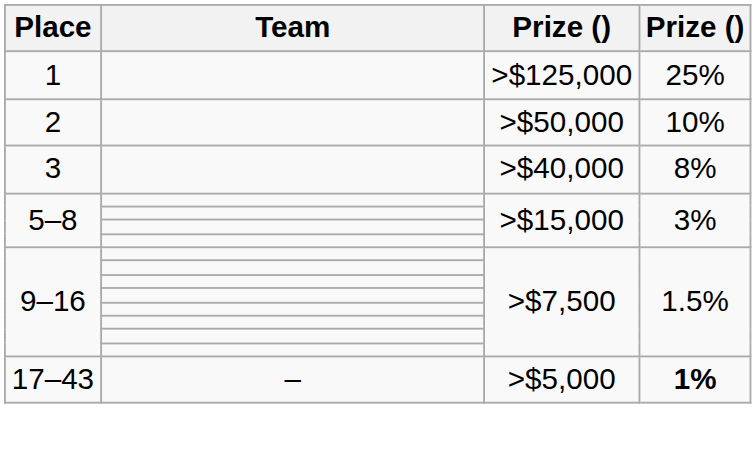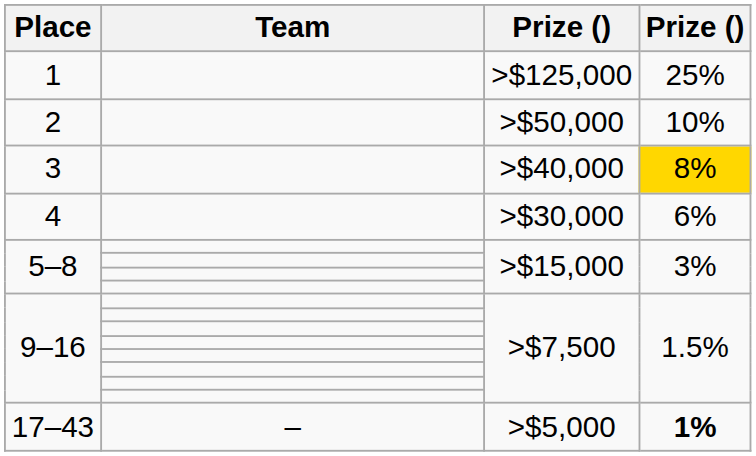(695, 168) no background -> (695, 168) gold background
+ row: (53, 215)
